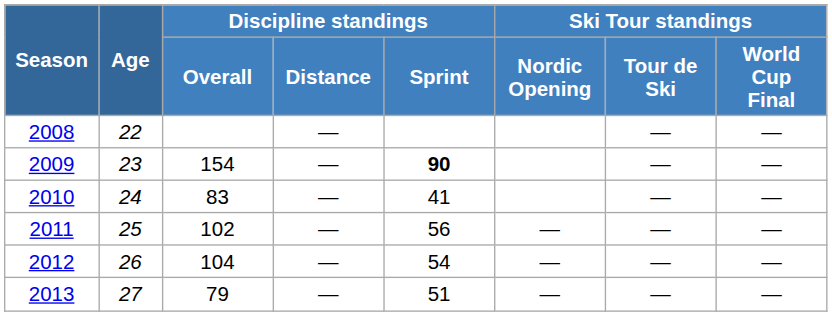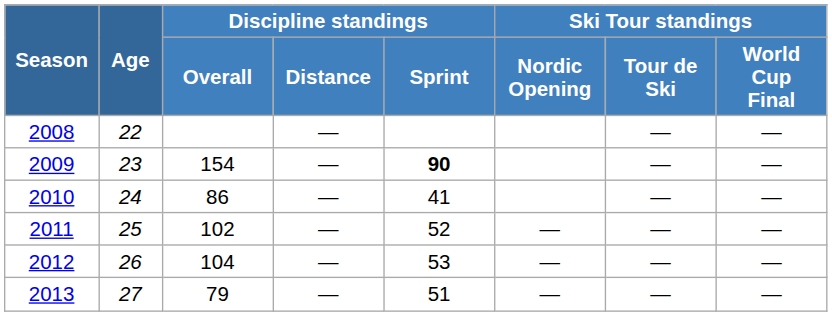(217, 197) 83 -> (217, 197) 86
(439, 229) 56 -> (439, 229) 52
(439, 262) 54 -> (439, 262) 53
